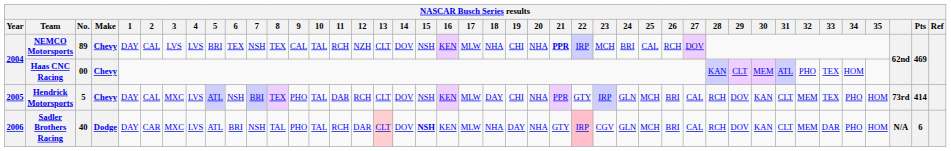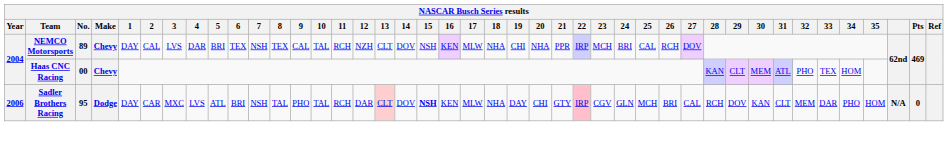(196, 46) LVS -> (197, 46) DAR
(561, 46) bold -> (562, 46) normal
- row: (50, 97)
(83, 128) 40 -> (83, 102) 95
(539, 128) NHA -> (540, 102) CHI
(920, 128) 6 -> (918, 102) 0
